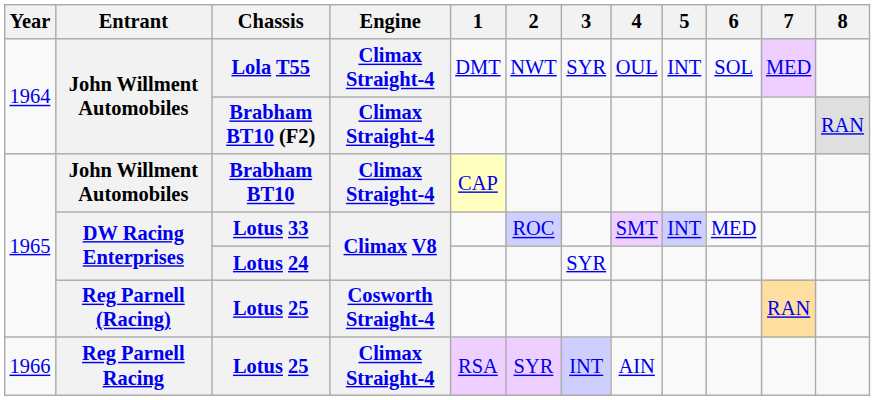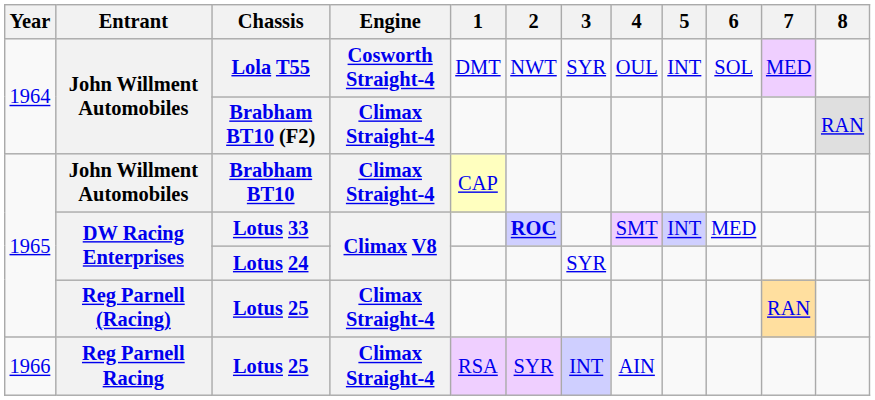(390, 67) Climax Straight-4 -> (390, 67) Cosworth Straight-4
(533, 229) normal -> (533, 229) bold
(390, 308) Cosworth Straight-4 -> (390, 308) Climax Straight-4
